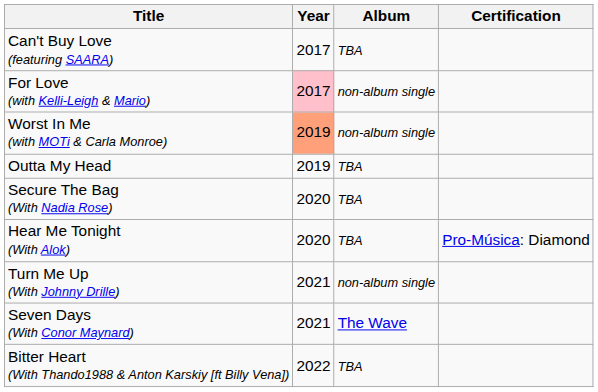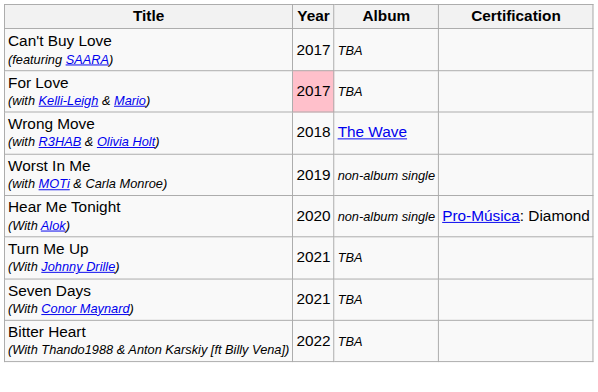(386, 91) non-album single -> (350, 91) TBA
+ row: (84, 132)
(313, 132) lightsalmon background -> (313, 174) no background
- row: (60, 165)
- row: (63, 198)
(350, 240) TBA -> (386, 216) non-album single
(386, 282) non-album single -> (350, 257) TBA
(372, 323) The Wave -> (350, 299) TBA
